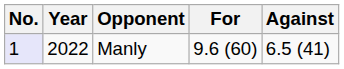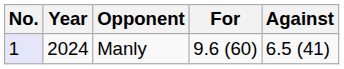(68, 48) 2022 -> (68, 48) 2024
